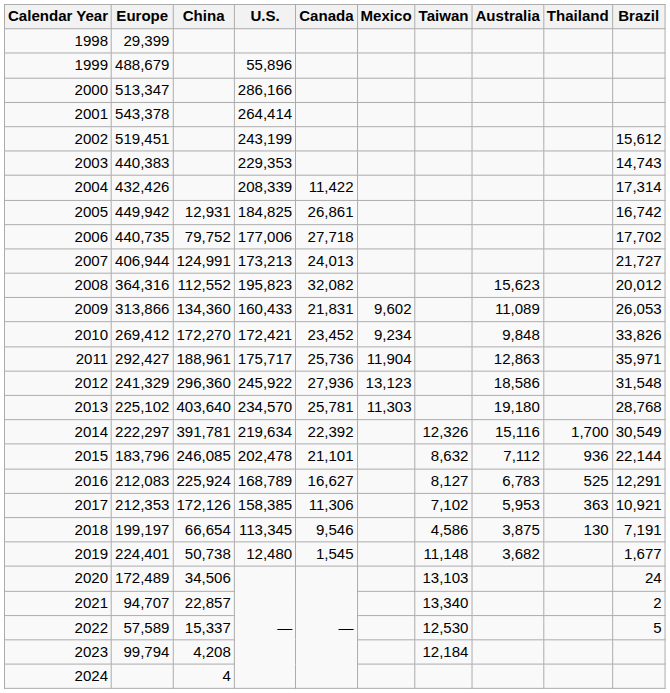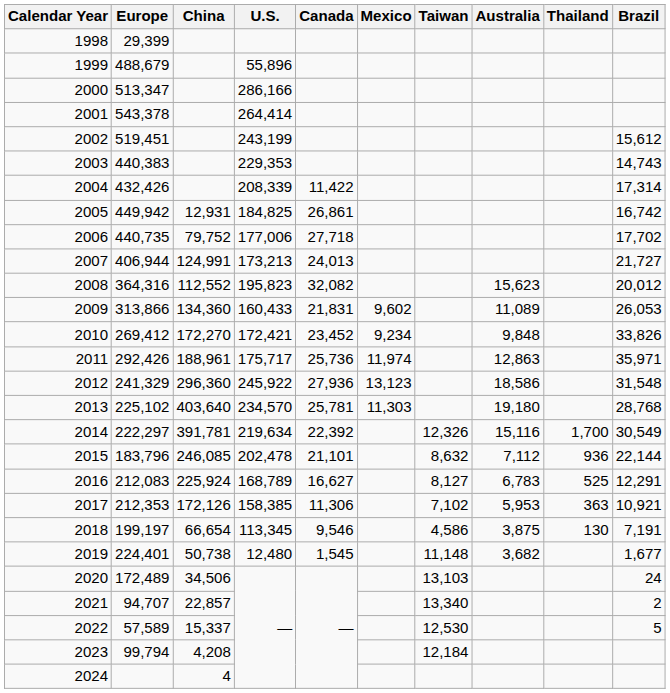(142, 358) 292,427 -> (142, 358) 292,426
(389, 358) 11,904 -> (389, 358) 11,974
